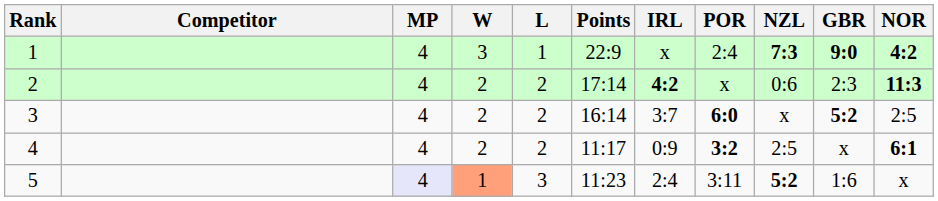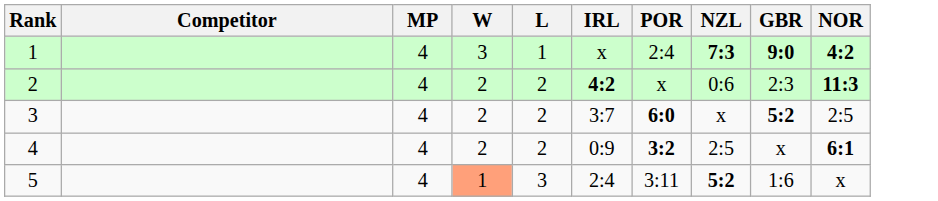- column: (603, 20)
(423, 180) lavender background -> (423, 180) no background
